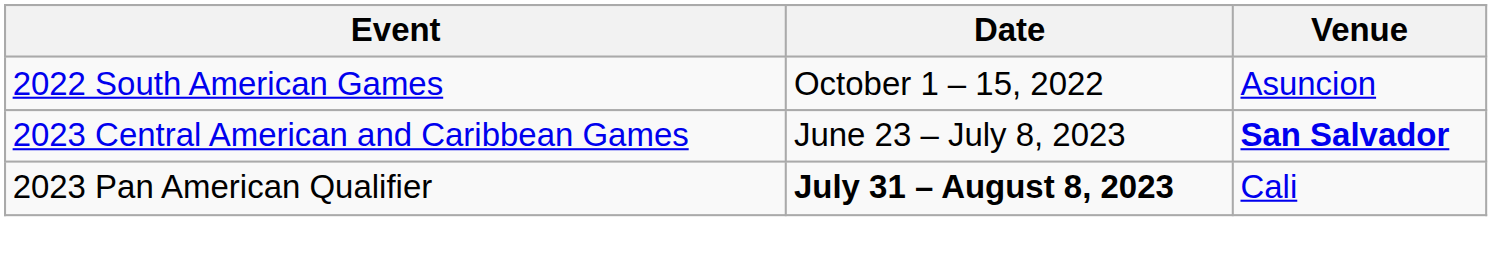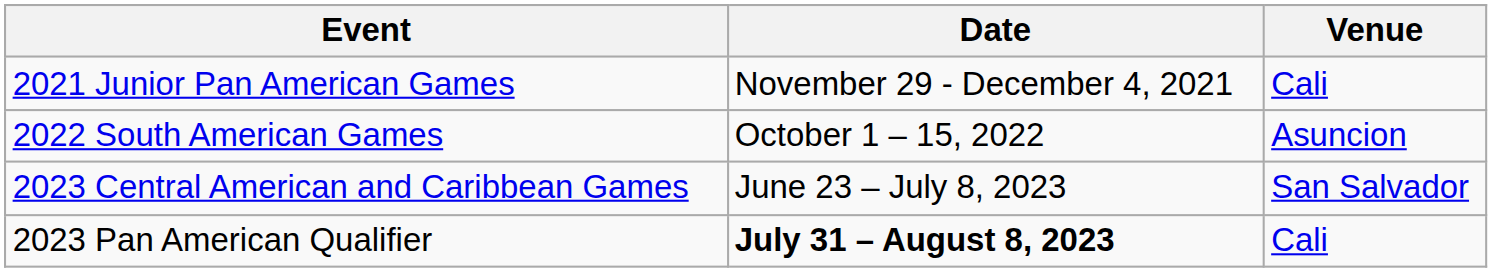+ row: (264, 82)
(1345, 135) bold -> (1370, 187) normal
